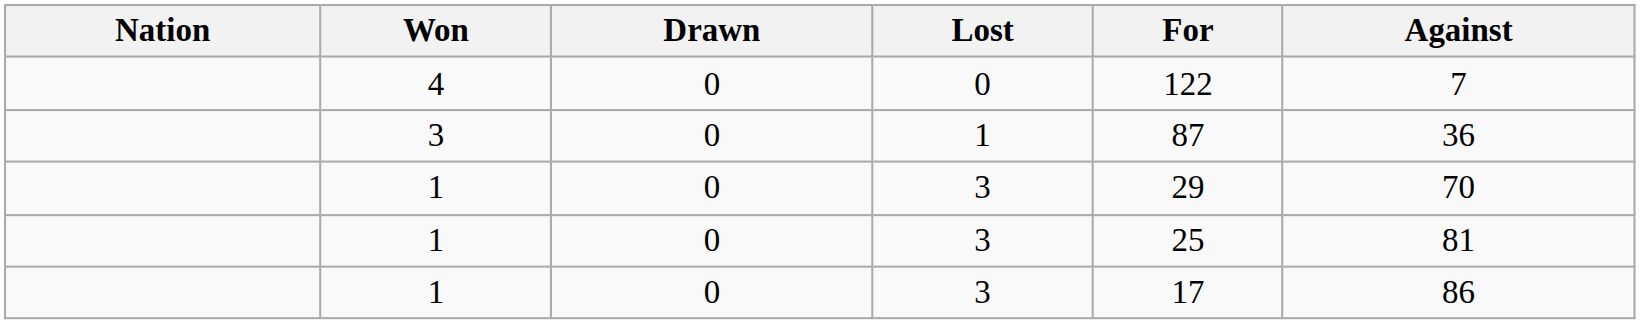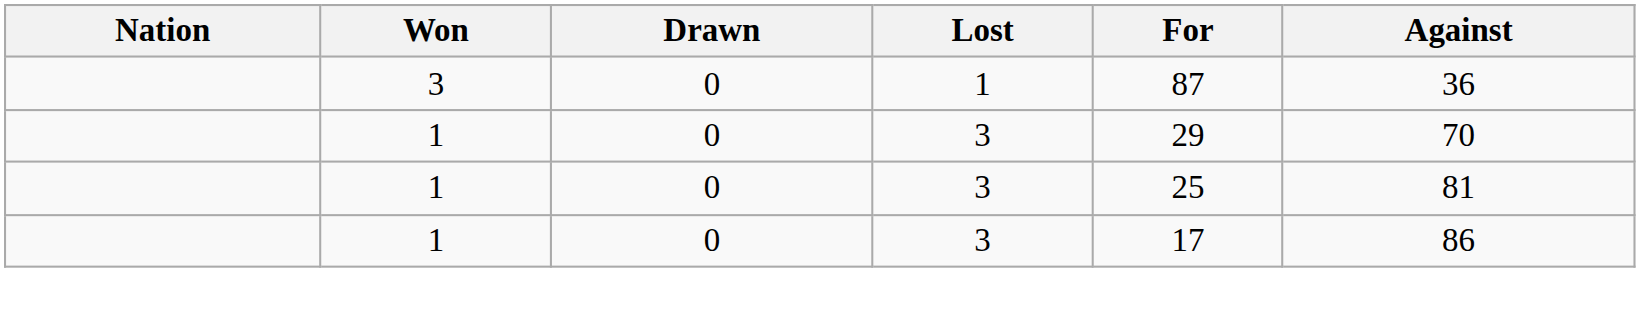- row: (436, 82)
